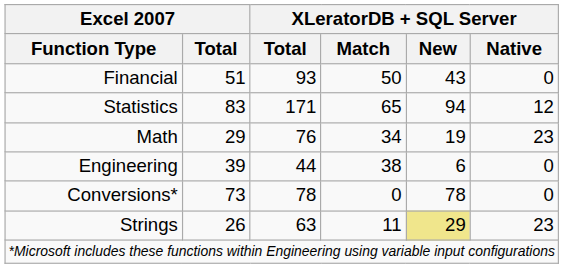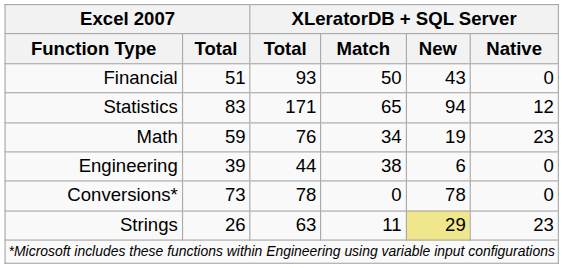(235, 136) 29 -> (235, 136) 59
